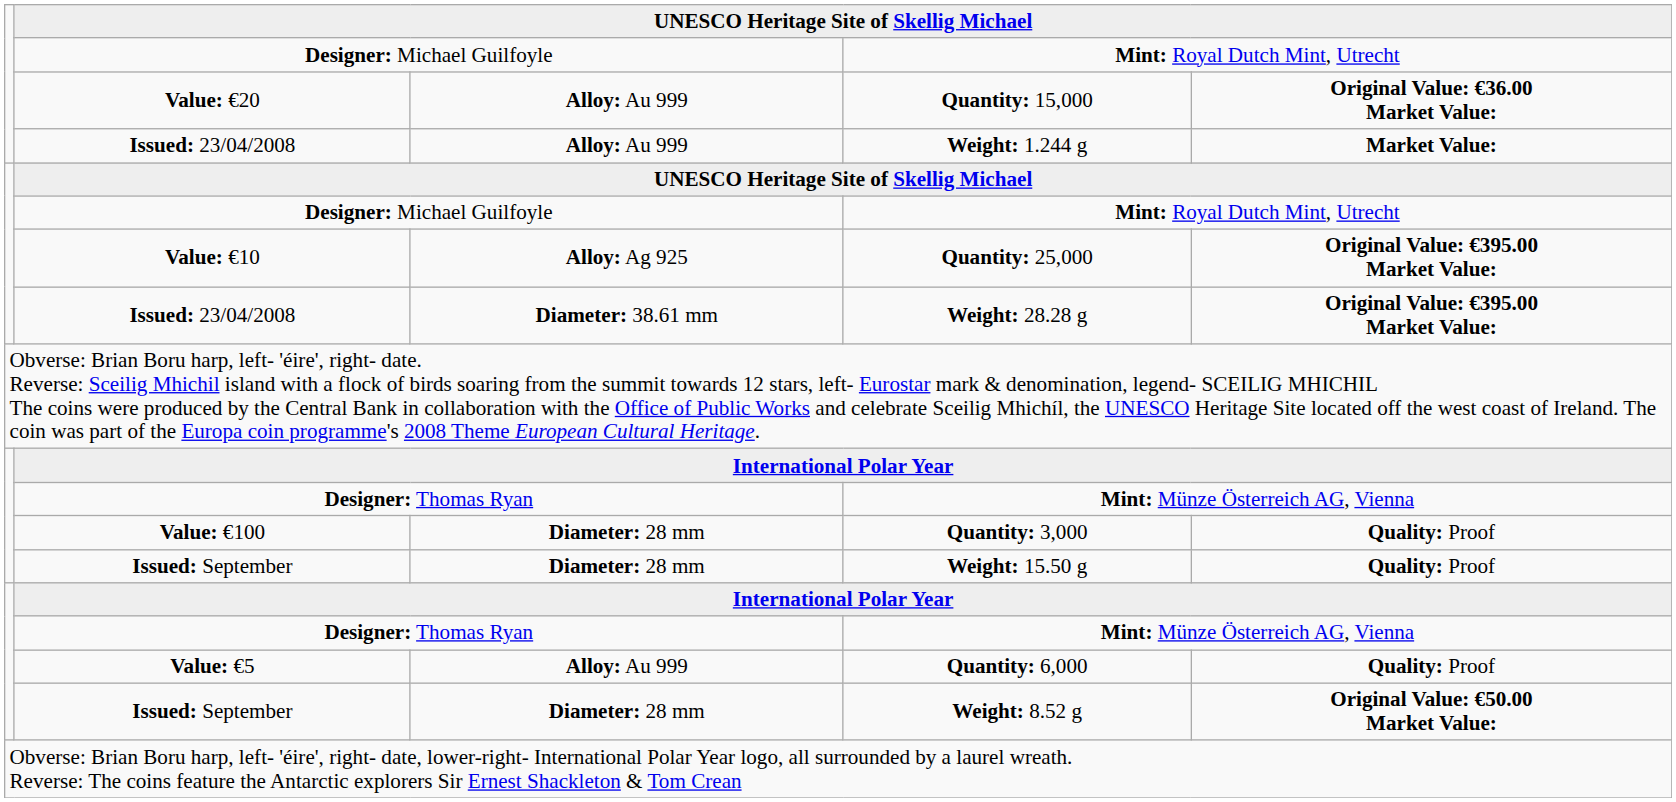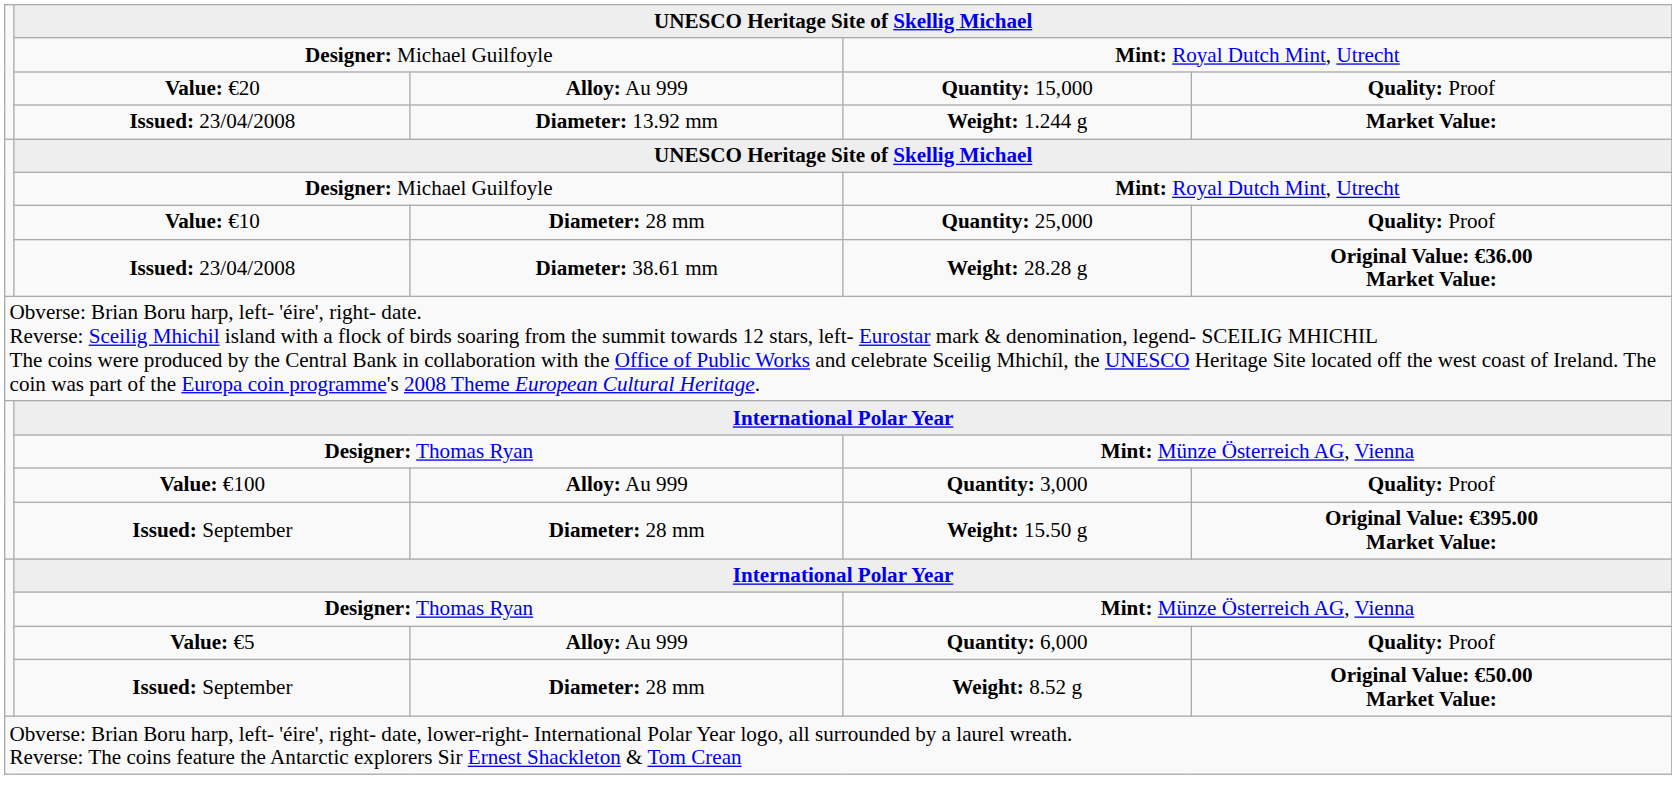(1431, 100) Original Value: €36.00 Market Value: -> (1431, 88) Quality: Proof
(627, 145) Alloy: Au 999 -> (627, 121) Diameter: 13.92 mm
(627, 257) Alloy: Ag 925 -> (627, 222) Diameter: 28 mm
(1431, 257) Original Value: €395.00 Market Value: -> (1431, 222) Quality: Proof
(1431, 315) Original Value: €395.00 Market Value: -> (1431, 267) Original Value: €36.00 Market Value:
(627, 532) Diameter: 28 mm -> (627, 484) Alloy: Au 999
(1431, 565) Quality: Proof -> (1431, 530) Original Value: €395.00 Market Value:
